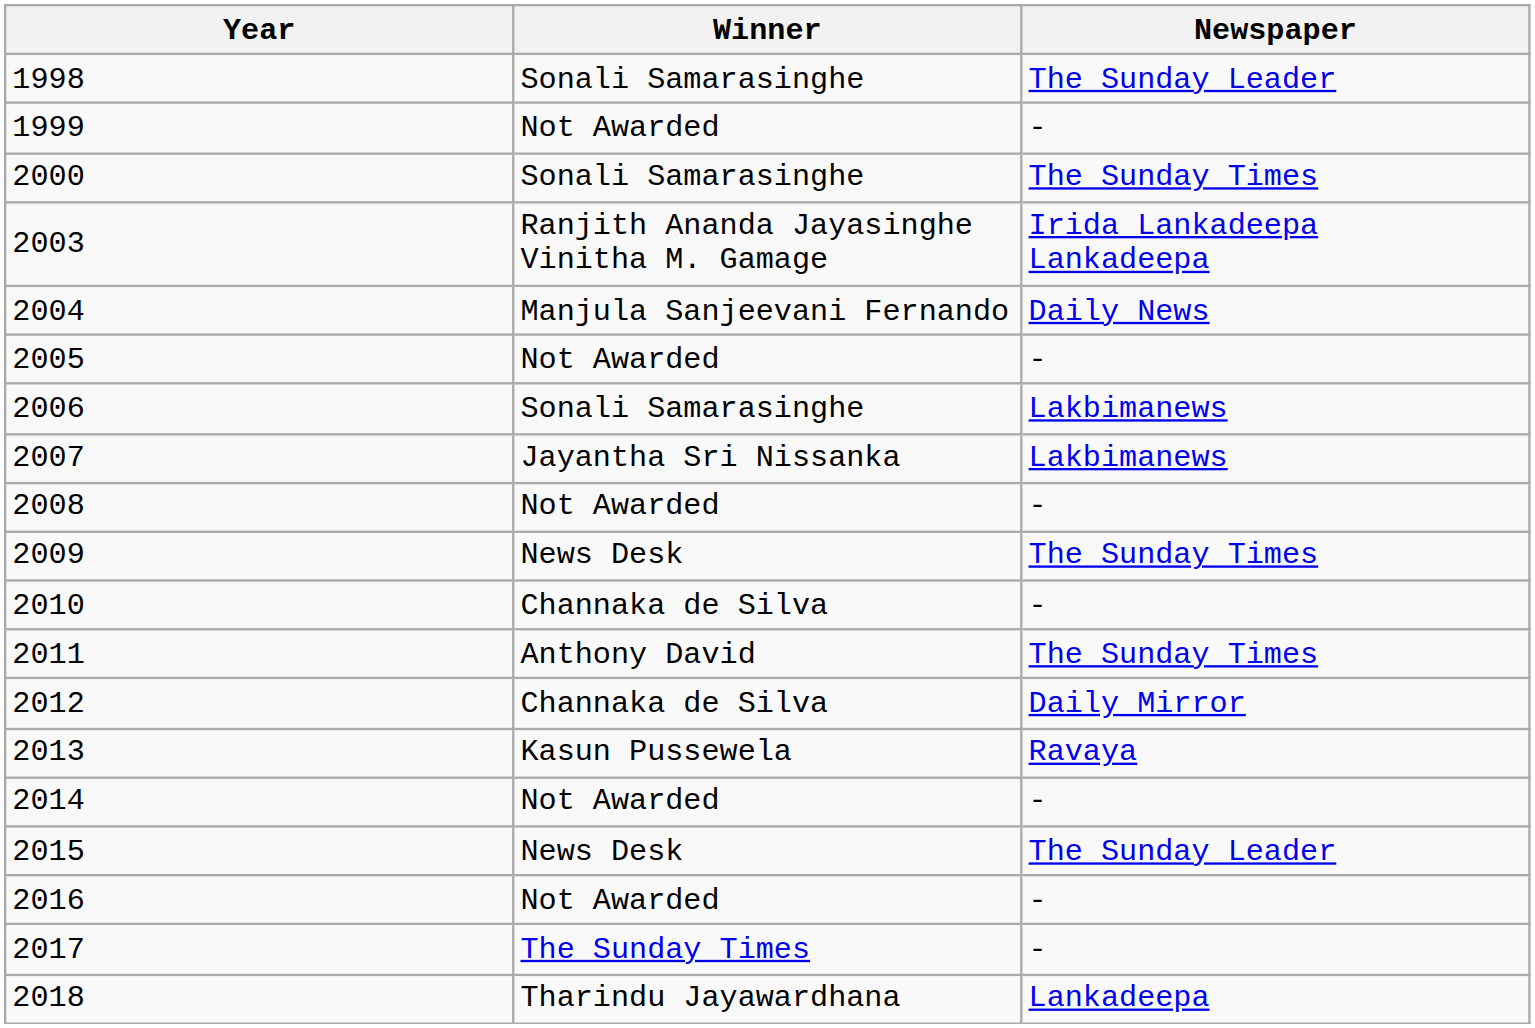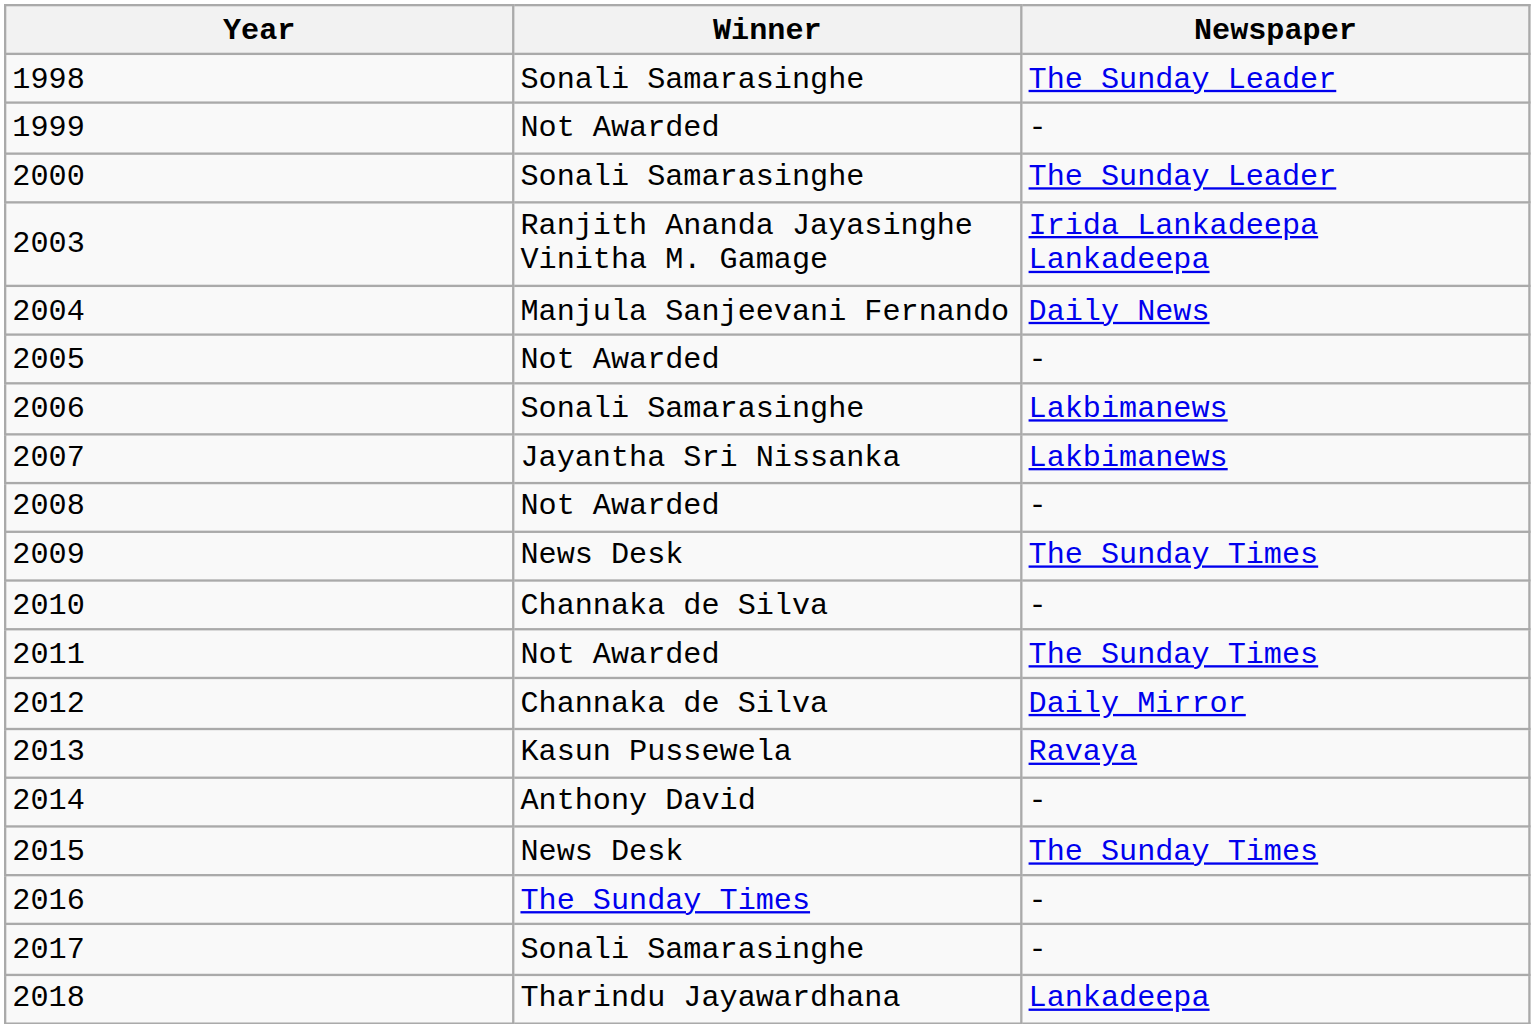(1173, 177) The Sunday Times -> (1182, 177) The Sunday Leader
(638, 654) Anthony David -> (620, 654) Not Awarded
(620, 802) Not Awarded -> (638, 802) Anthony David
(1182, 851) The Sunday Leader -> (1173, 851) The Sunday Times
(620, 900) Not Awarded -> (665, 900) The Sunday Times
(665, 949) The Sunday Times -> (692, 949) Sonali Samarasinghe
